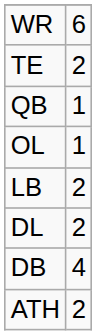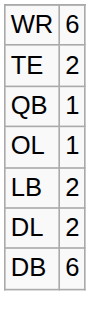(79, 268) 4 -> (72, 268) 6
- row: (35, 308)
